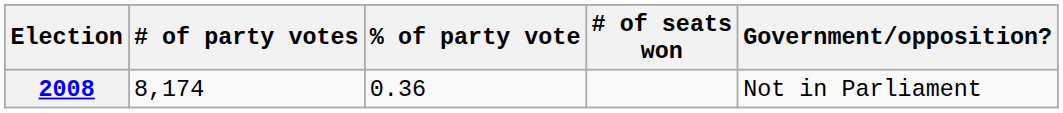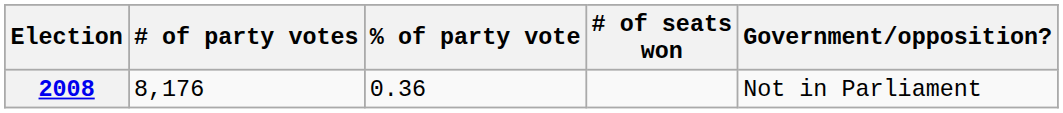(169, 89) 8,174 -> (169, 89) 8,176
